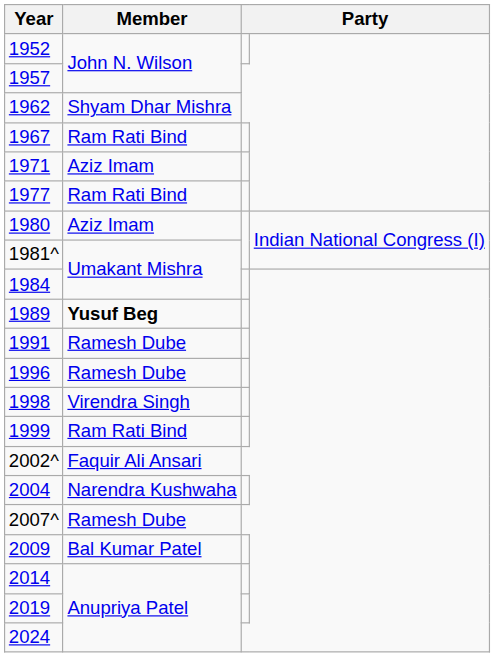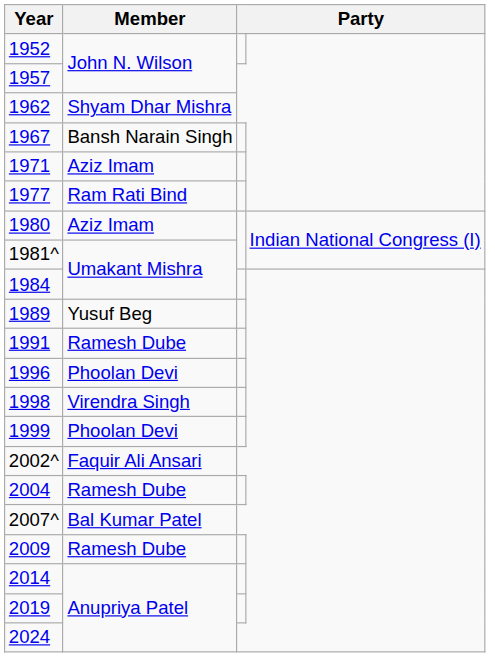(127, 136) Ram Rati Bind -> (150, 136) Bansh Narain Singh
(113, 313) bold -> (110, 313) normal
(127, 372) Ramesh Dube -> (123, 372) Phoolan Devi
(127, 431) Ram Rati Bind -> (123, 431) Phoolan Devi
(152, 490) Narendra Kushwaha -> (127, 490) Ramesh Dube
(127, 519) Ramesh Dube -> (134, 519) Bal Kumar Patel
(134, 549) Bal Kumar Patel -> (127, 549) Ramesh Dube
